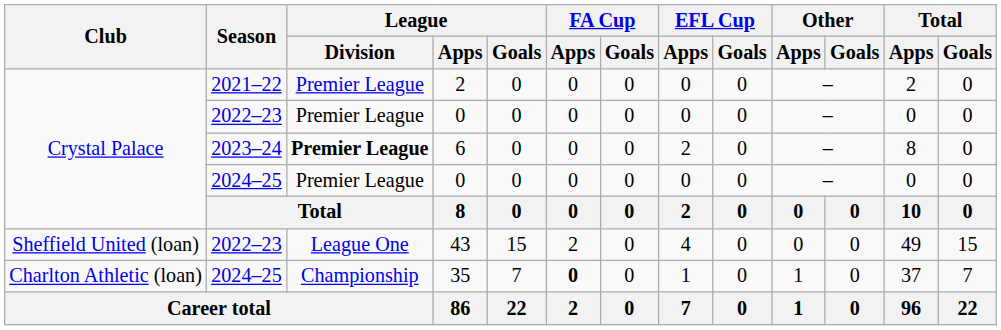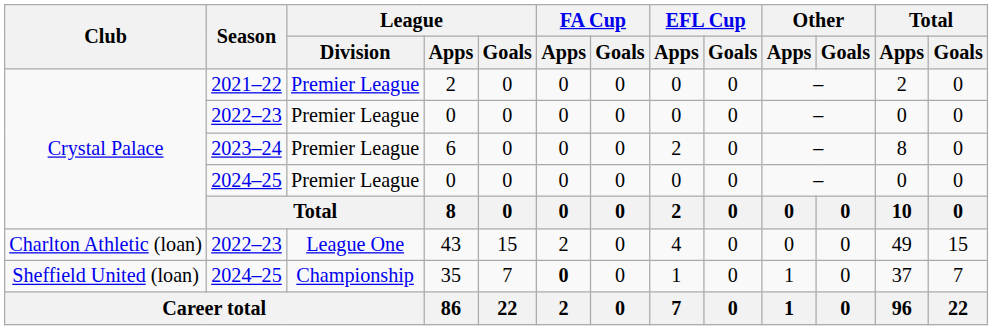(360, 148) bold -> (355, 148) normal
(106, 244) Sheffield United (loan) -> (106, 244) Charlton Athletic (loan)
(106, 276) Charlton Athletic (loan) -> (106, 276) Sheffield United (loan)
